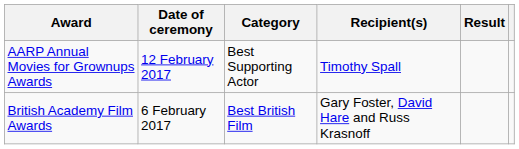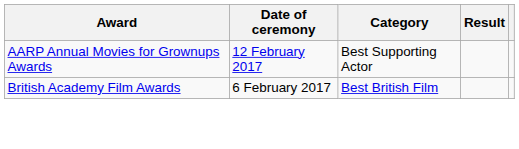- column: (389, 22)
